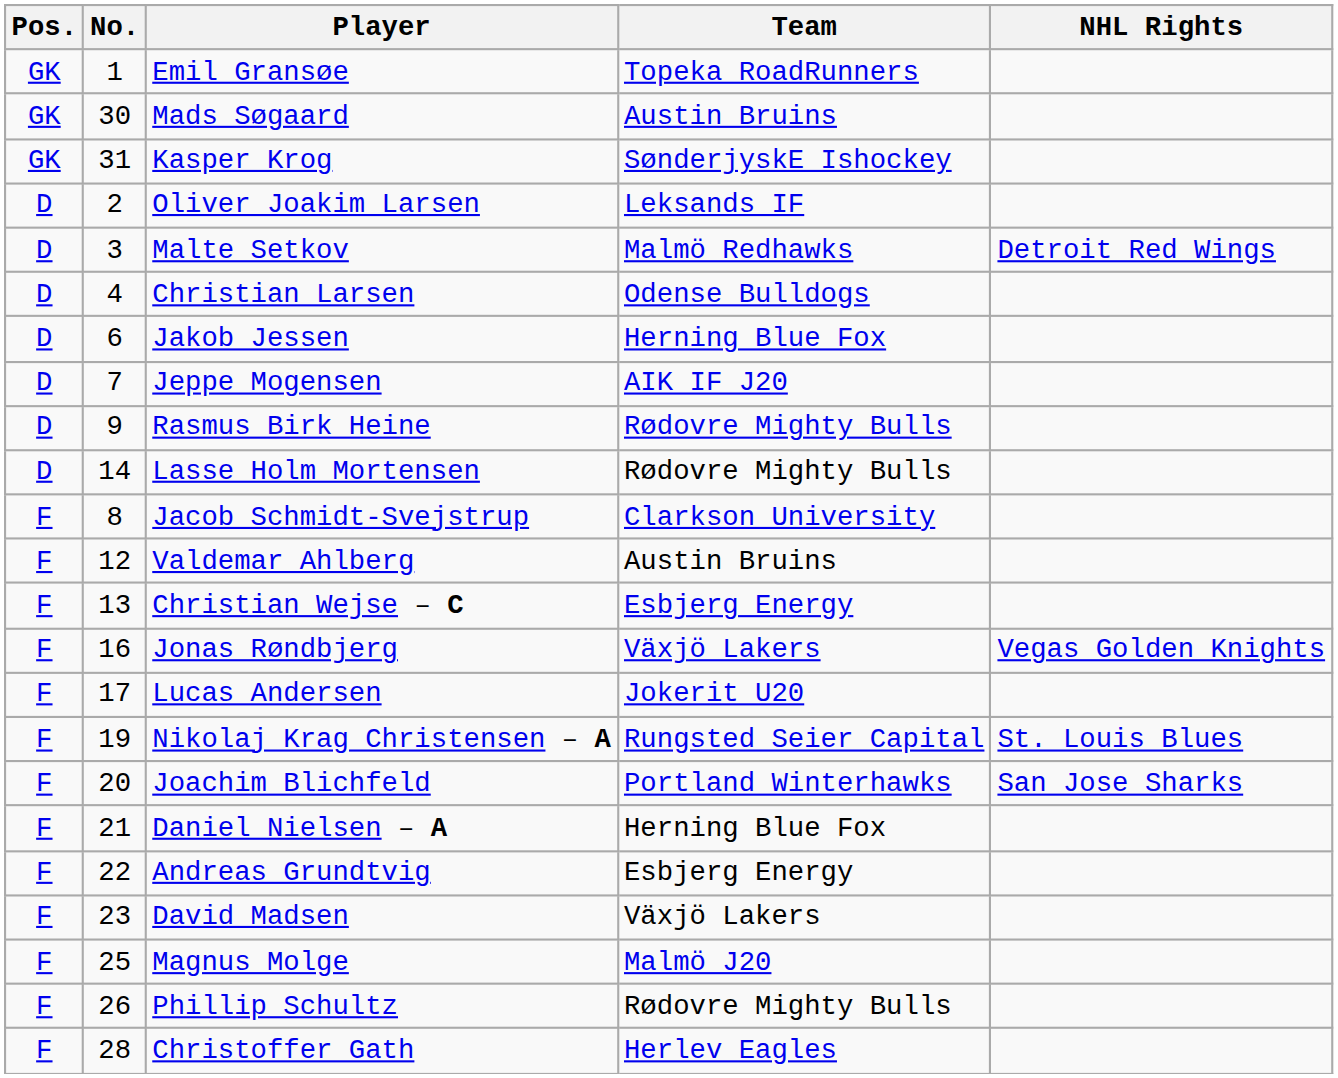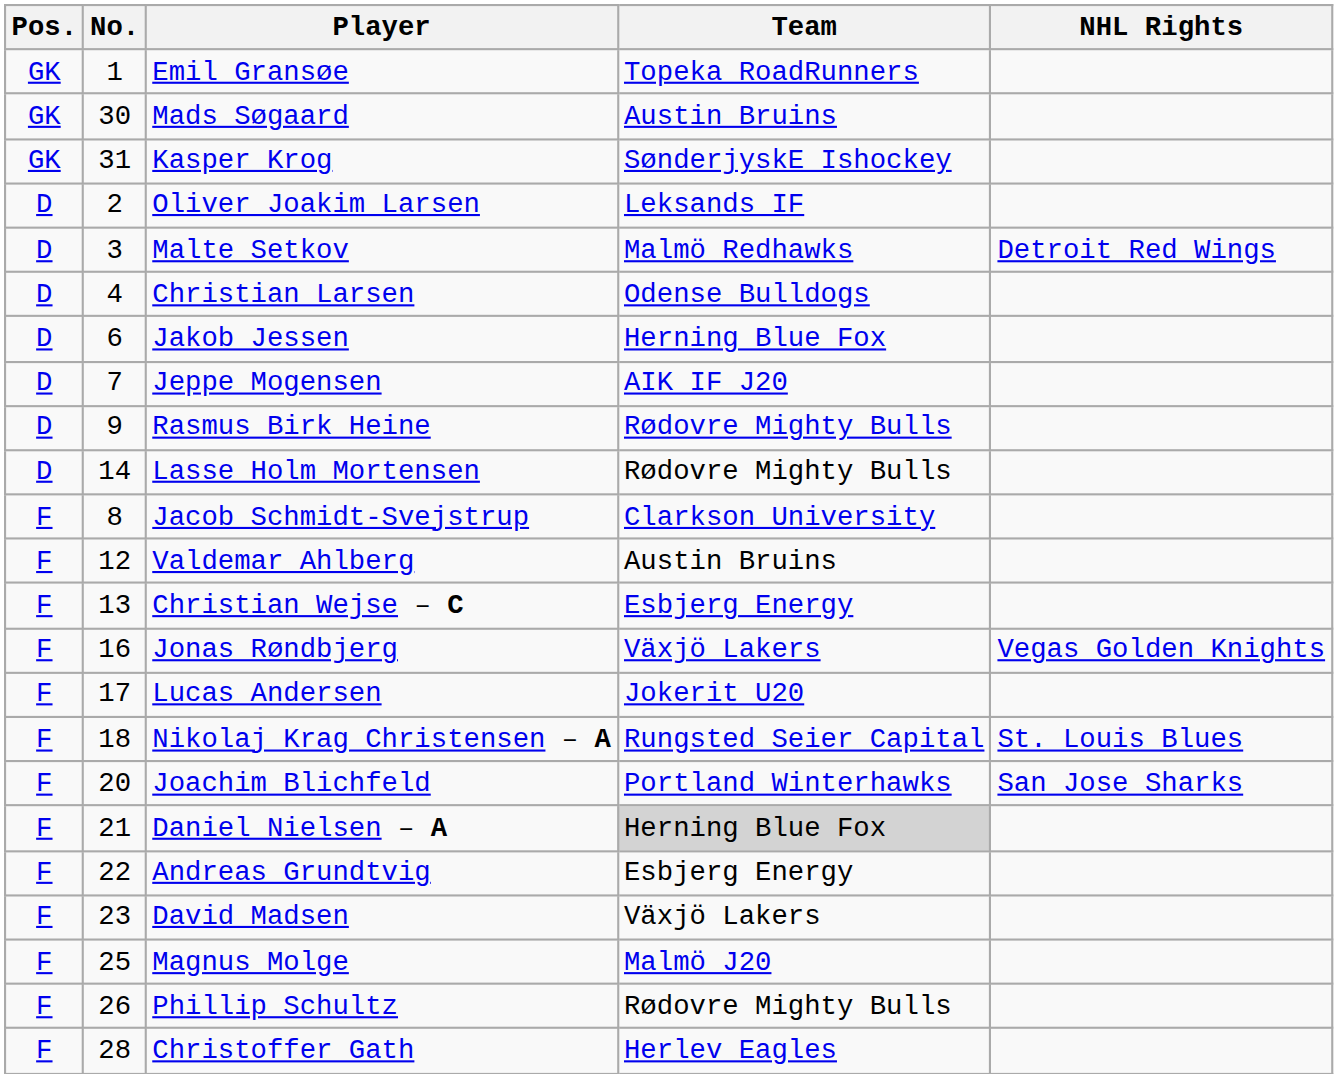(115, 739) 19 -> (115, 739) 18
(755, 828) no background -> (755, 828) lightgrey background
